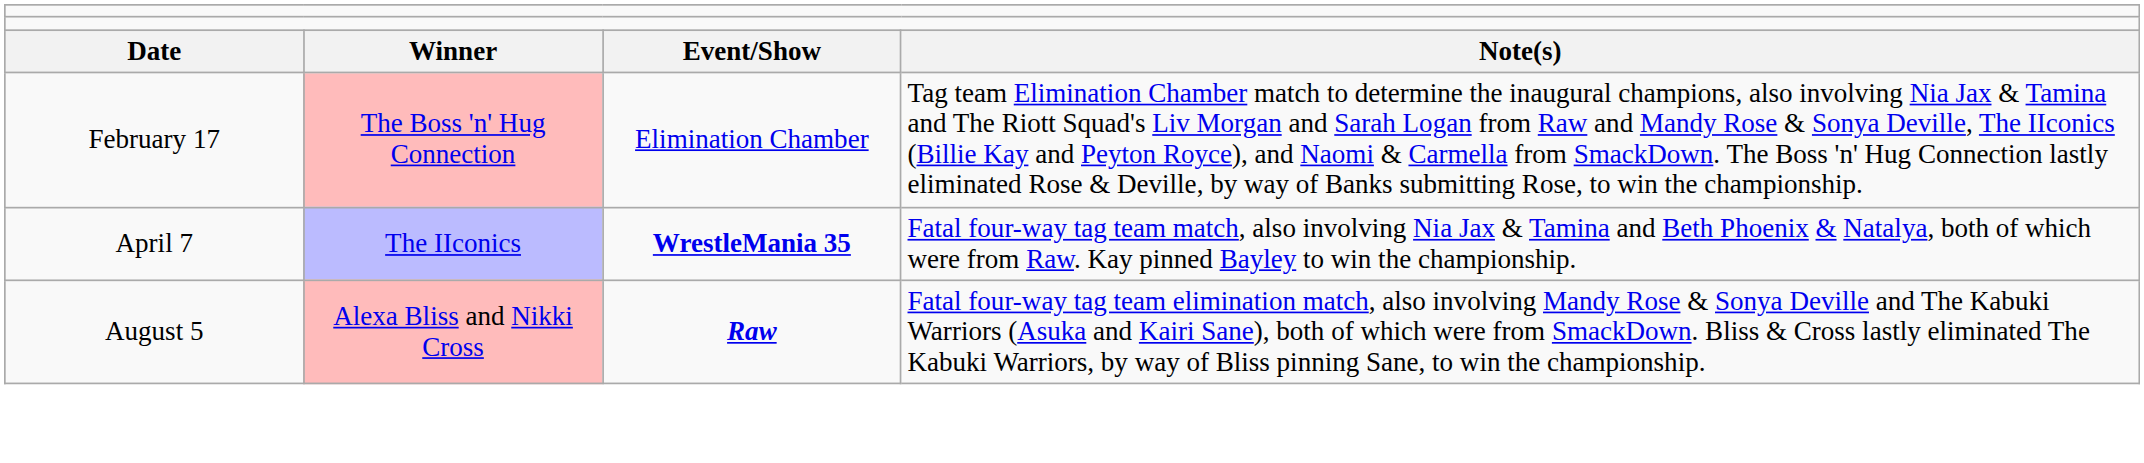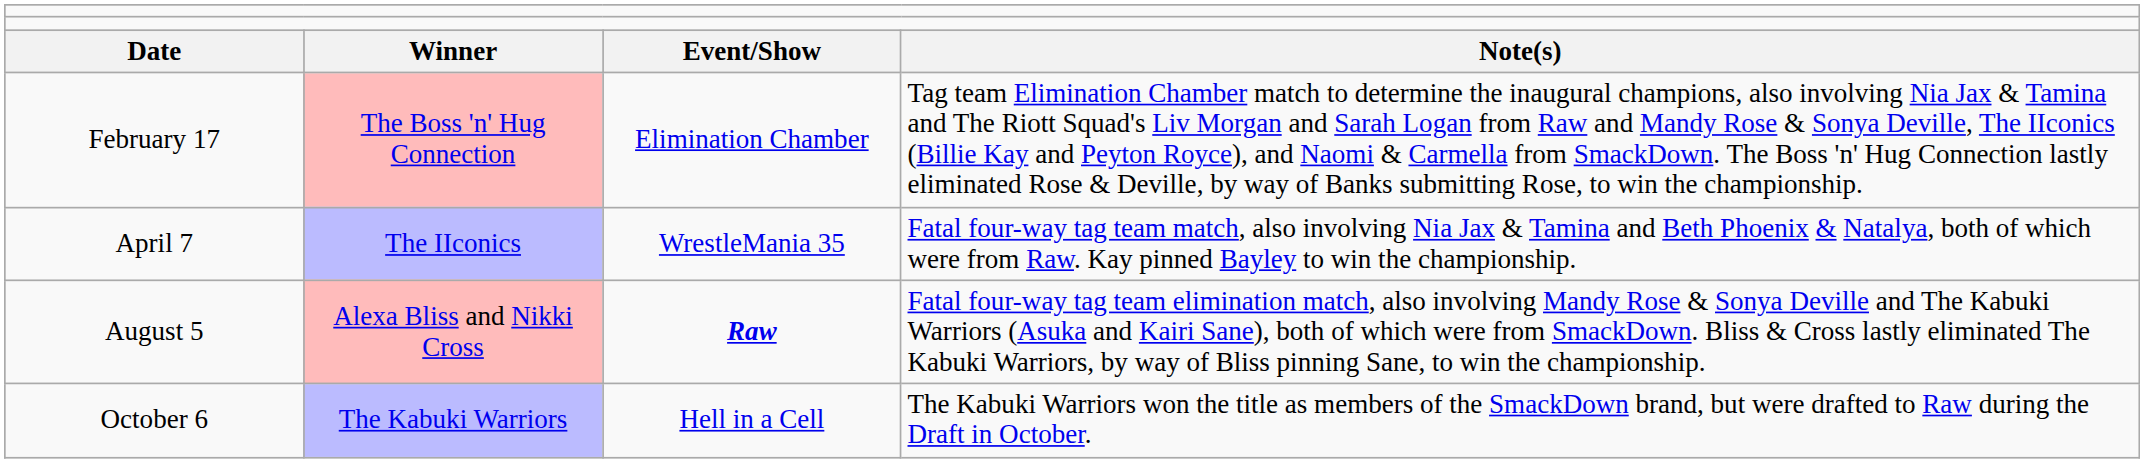(752, 243) bold -> (752, 243) normal
+ row: (154, 420)
